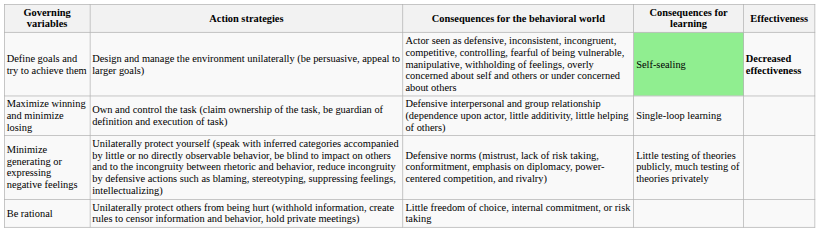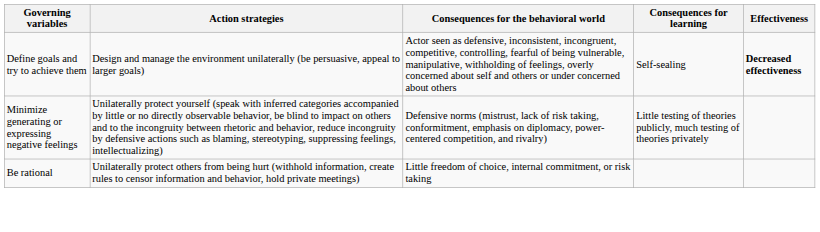(661, 64) lightgreen background -> (661, 64) no background
- row: (46, 115)
